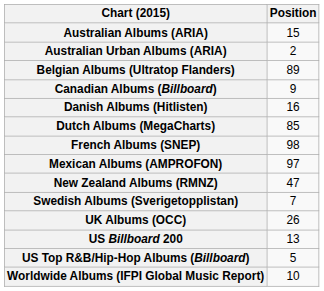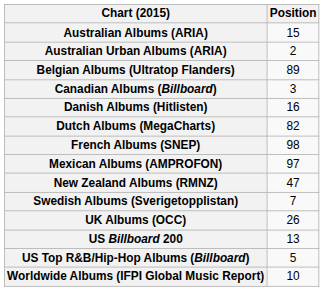(293, 88) 9 -> (293, 88) 3
(293, 126) 85 -> (293, 126) 82
